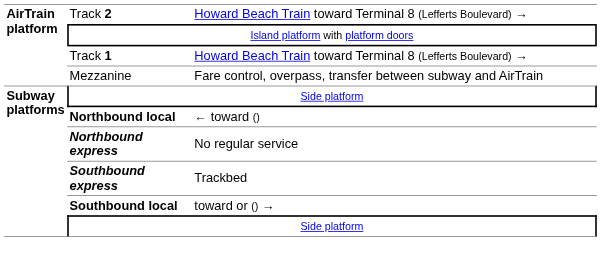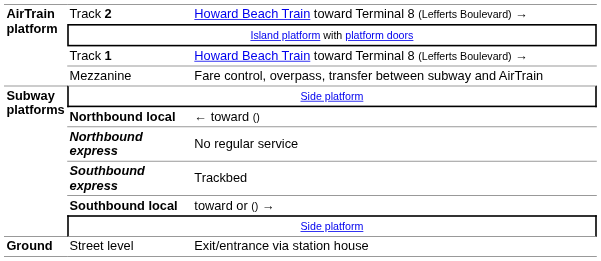+ row: (102, 246)
